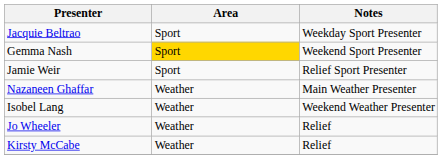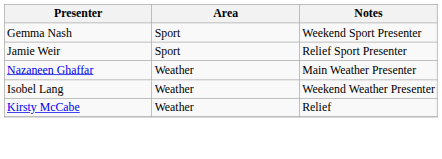- row: (44, 32)
(167, 51) gold background -> (167, 32) no background
- row: (34, 126)
